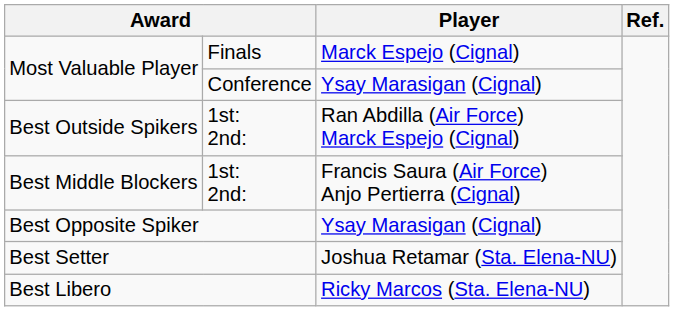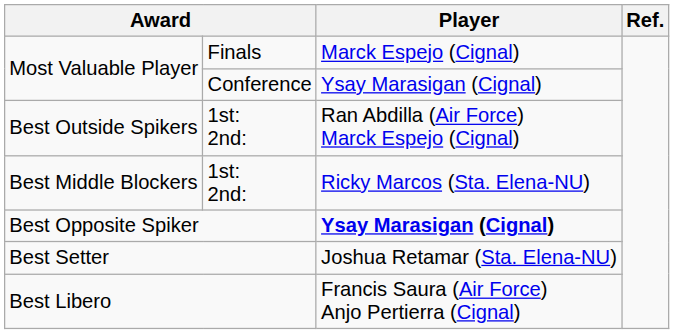(434, 182) Francis Saura (Air Force) Anjo Pertierra (Cignal) -> (456, 182) Ricky Marcos (Sta. Elena-NU)
(431, 225) normal -> (438, 225) bold
(456, 289) Ricky Marcos (Sta. Elena-NU) -> (434, 300) Francis Saura (Air Force) Anjo Pertierra (Cignal)
